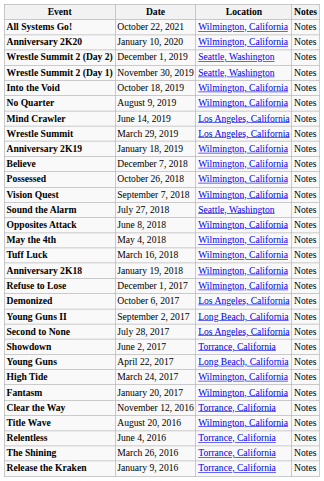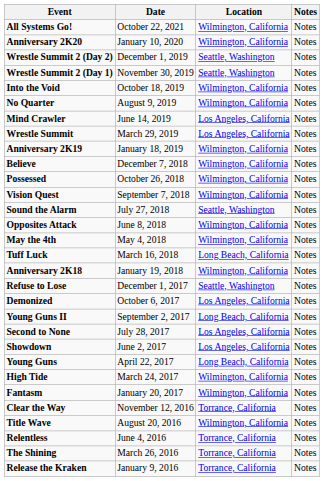(243, 255) Wilmington, California -> (243, 255) Long Beach, California
(243, 286) Wilmington, California -> (236, 286) Seattle, Washington
(237, 347) Torrance, California -> (244, 347) Los Angeles, California
